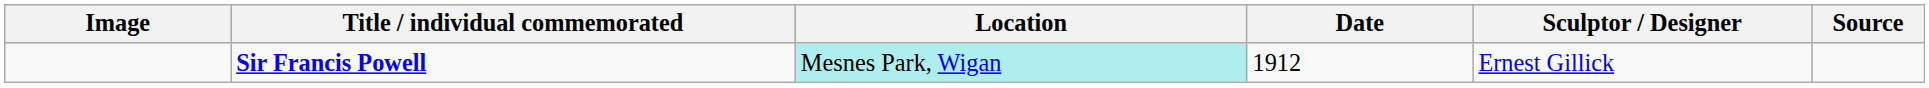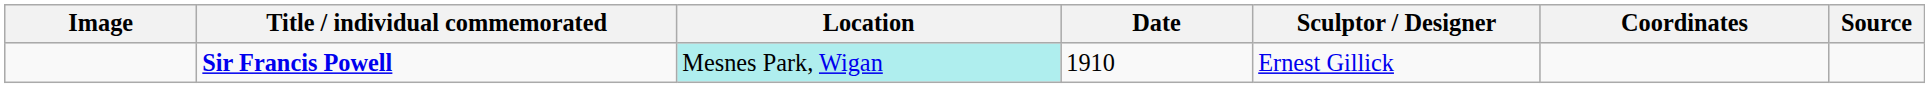+ column: (1685, 23)
(1277, 62) 1912 -> (1091, 62) 1910
